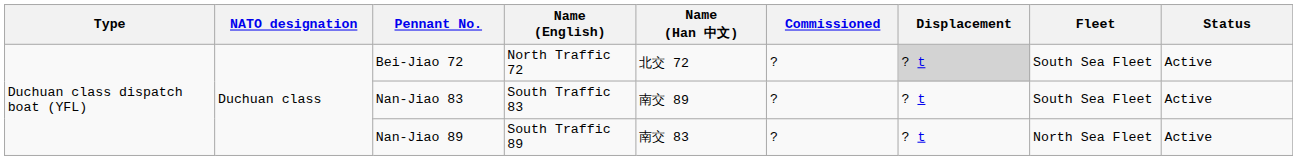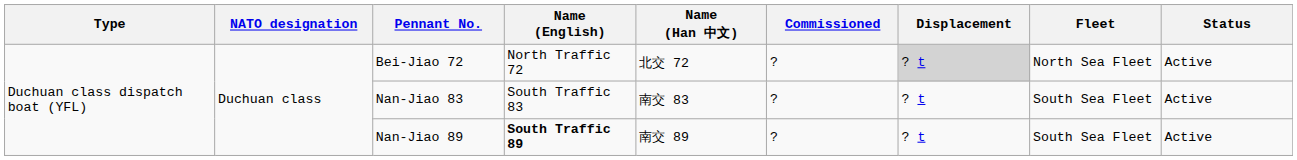(1093, 63) South Sea Fleet -> (1093, 63) North Sea Fleet
(664, 100) 南交 89 -> (664, 100) 南交 83
(559, 137) normal -> (559, 137) bold
(664, 137) 南交 83 -> (664, 137) 南交 89
(1093, 137) North Sea Fleet -> (1093, 137) South Sea Fleet
